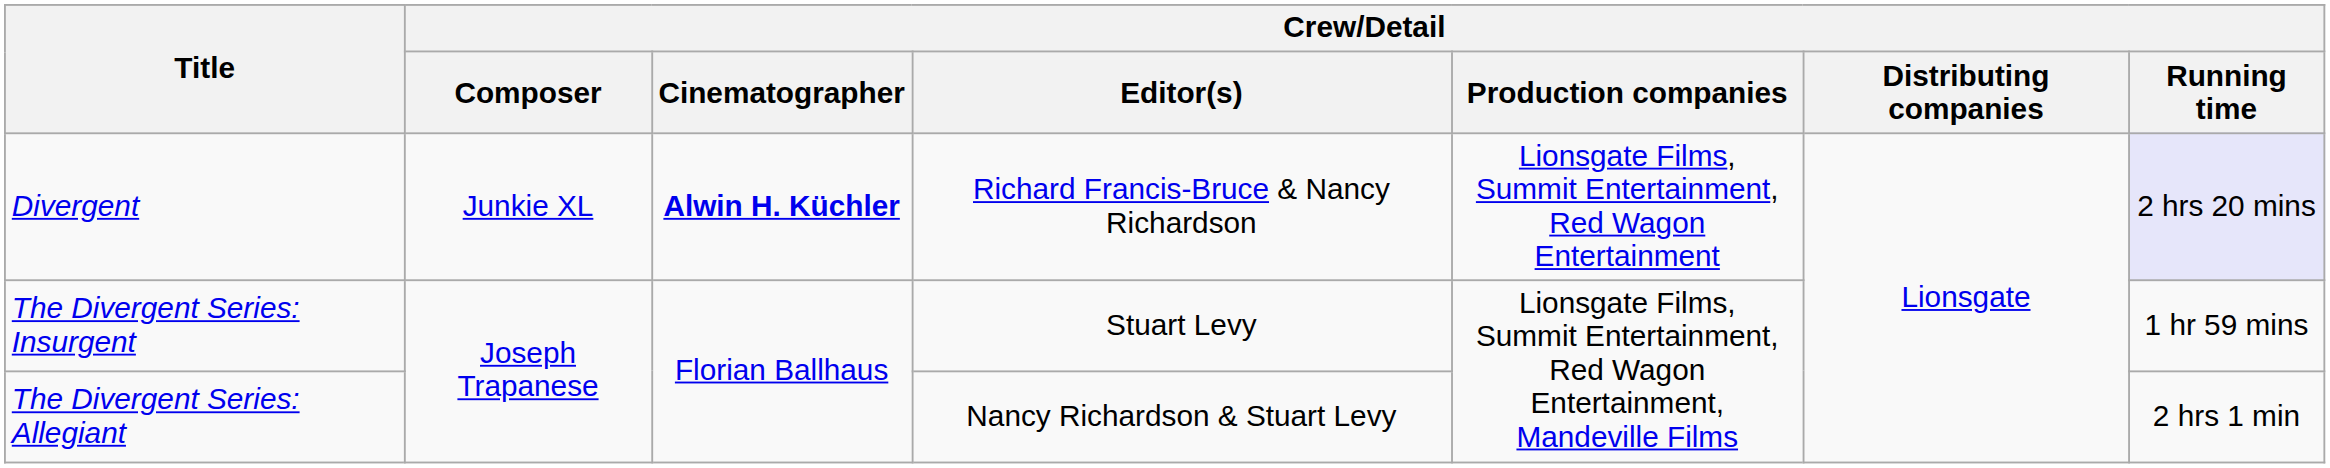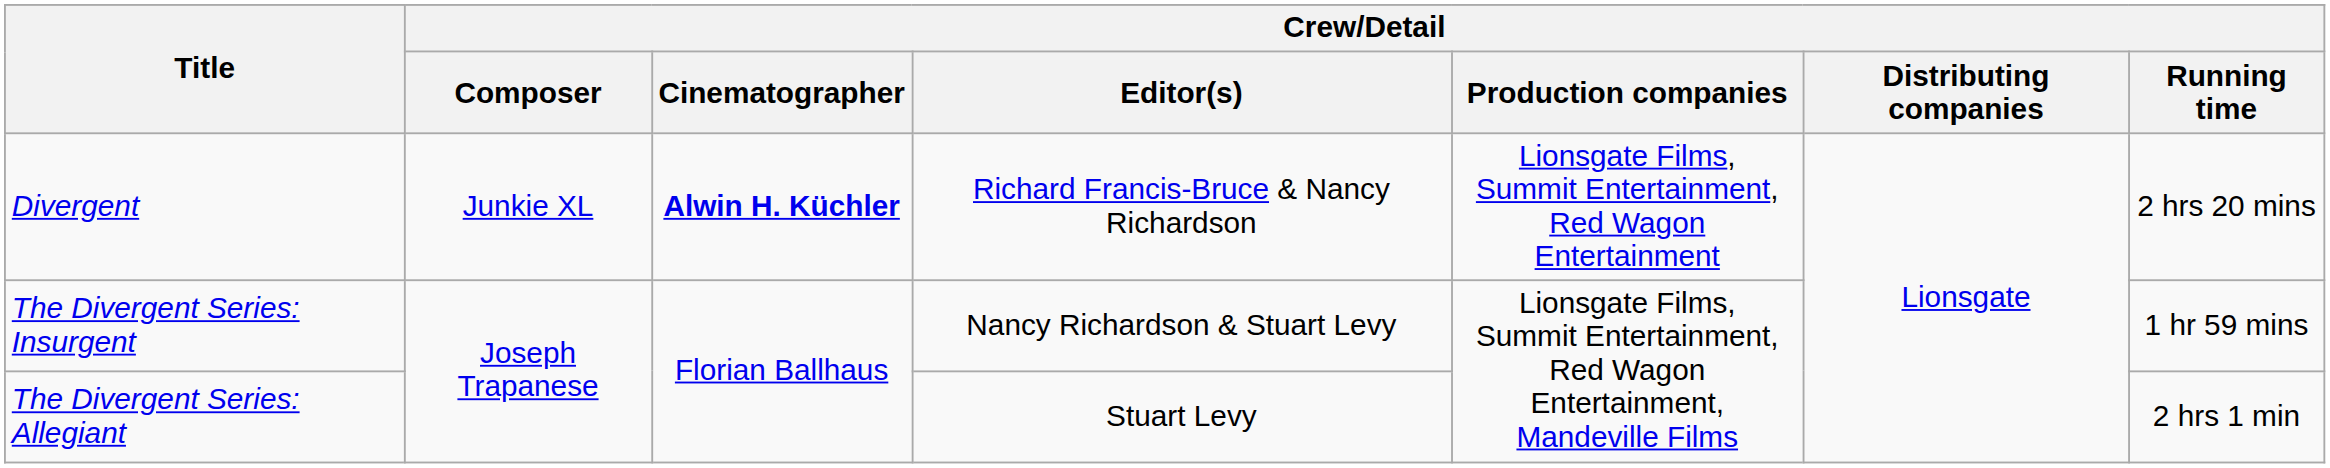(2226, 206) lavender background -> (2226, 206) no background
(1181, 325) Stuart Levy -> (1181, 325) Nancy Richardson & Stuart Levy
(1181, 415) Nancy Richardson & Stuart Levy -> (1181, 415) Stuart Levy
